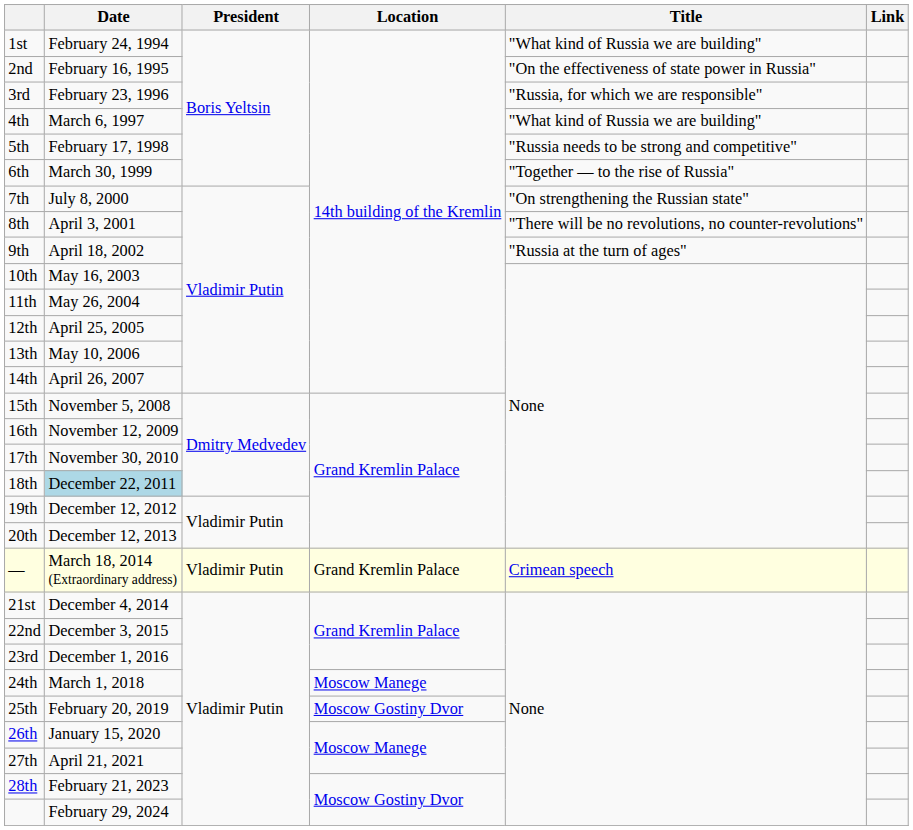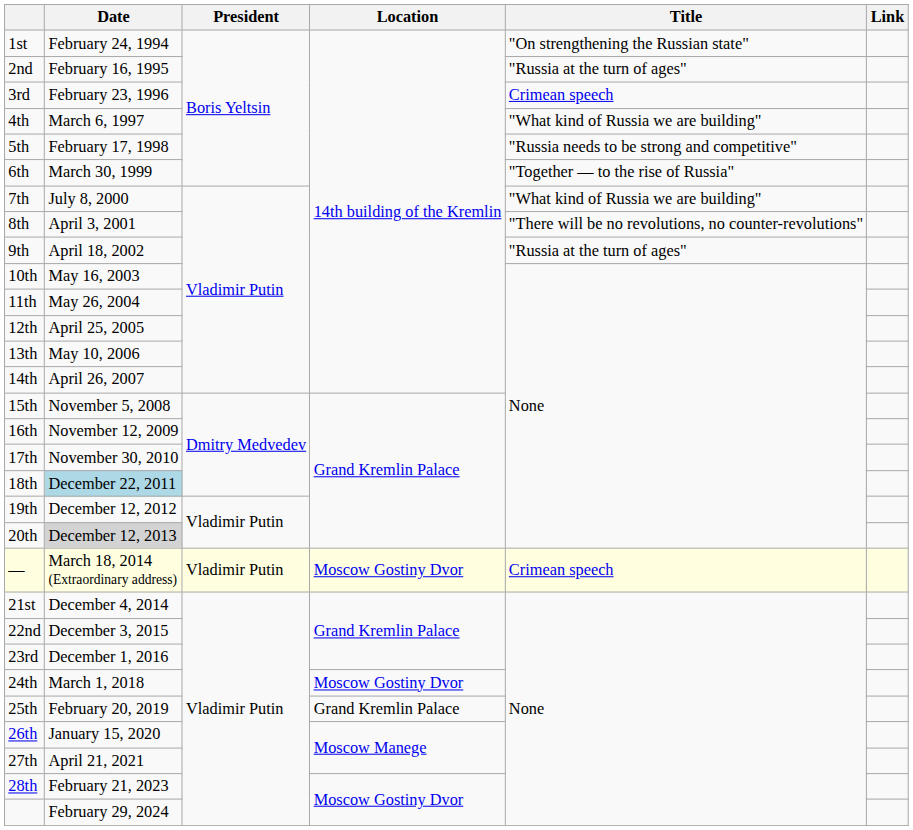(635, 43) "What kind of Russia we are building" -> (629, 43) "On strengthening the Russian state"
(662, 69) "On the effectiveness of state power in Russia" -> (598, 69) "Russia at the turn of ages"
(636, 95) "Russia, for which we are responsible" -> (561, 95) Crimean speech
(629, 198) "On strengthening the Russian state" -> (635, 198) "What kind of Russia we are building"
(113, 535) no background -> (113, 535) lightgrey background
(387, 570) Grand Kremlin Palace -> (388, 570) Moscow Gostiny Dvor
(370, 682) Moscow Manege -> (388, 682) Moscow Gostiny Dvor
(388, 708) Moscow Gostiny Dvor -> (387, 708) Grand Kremlin Palace
